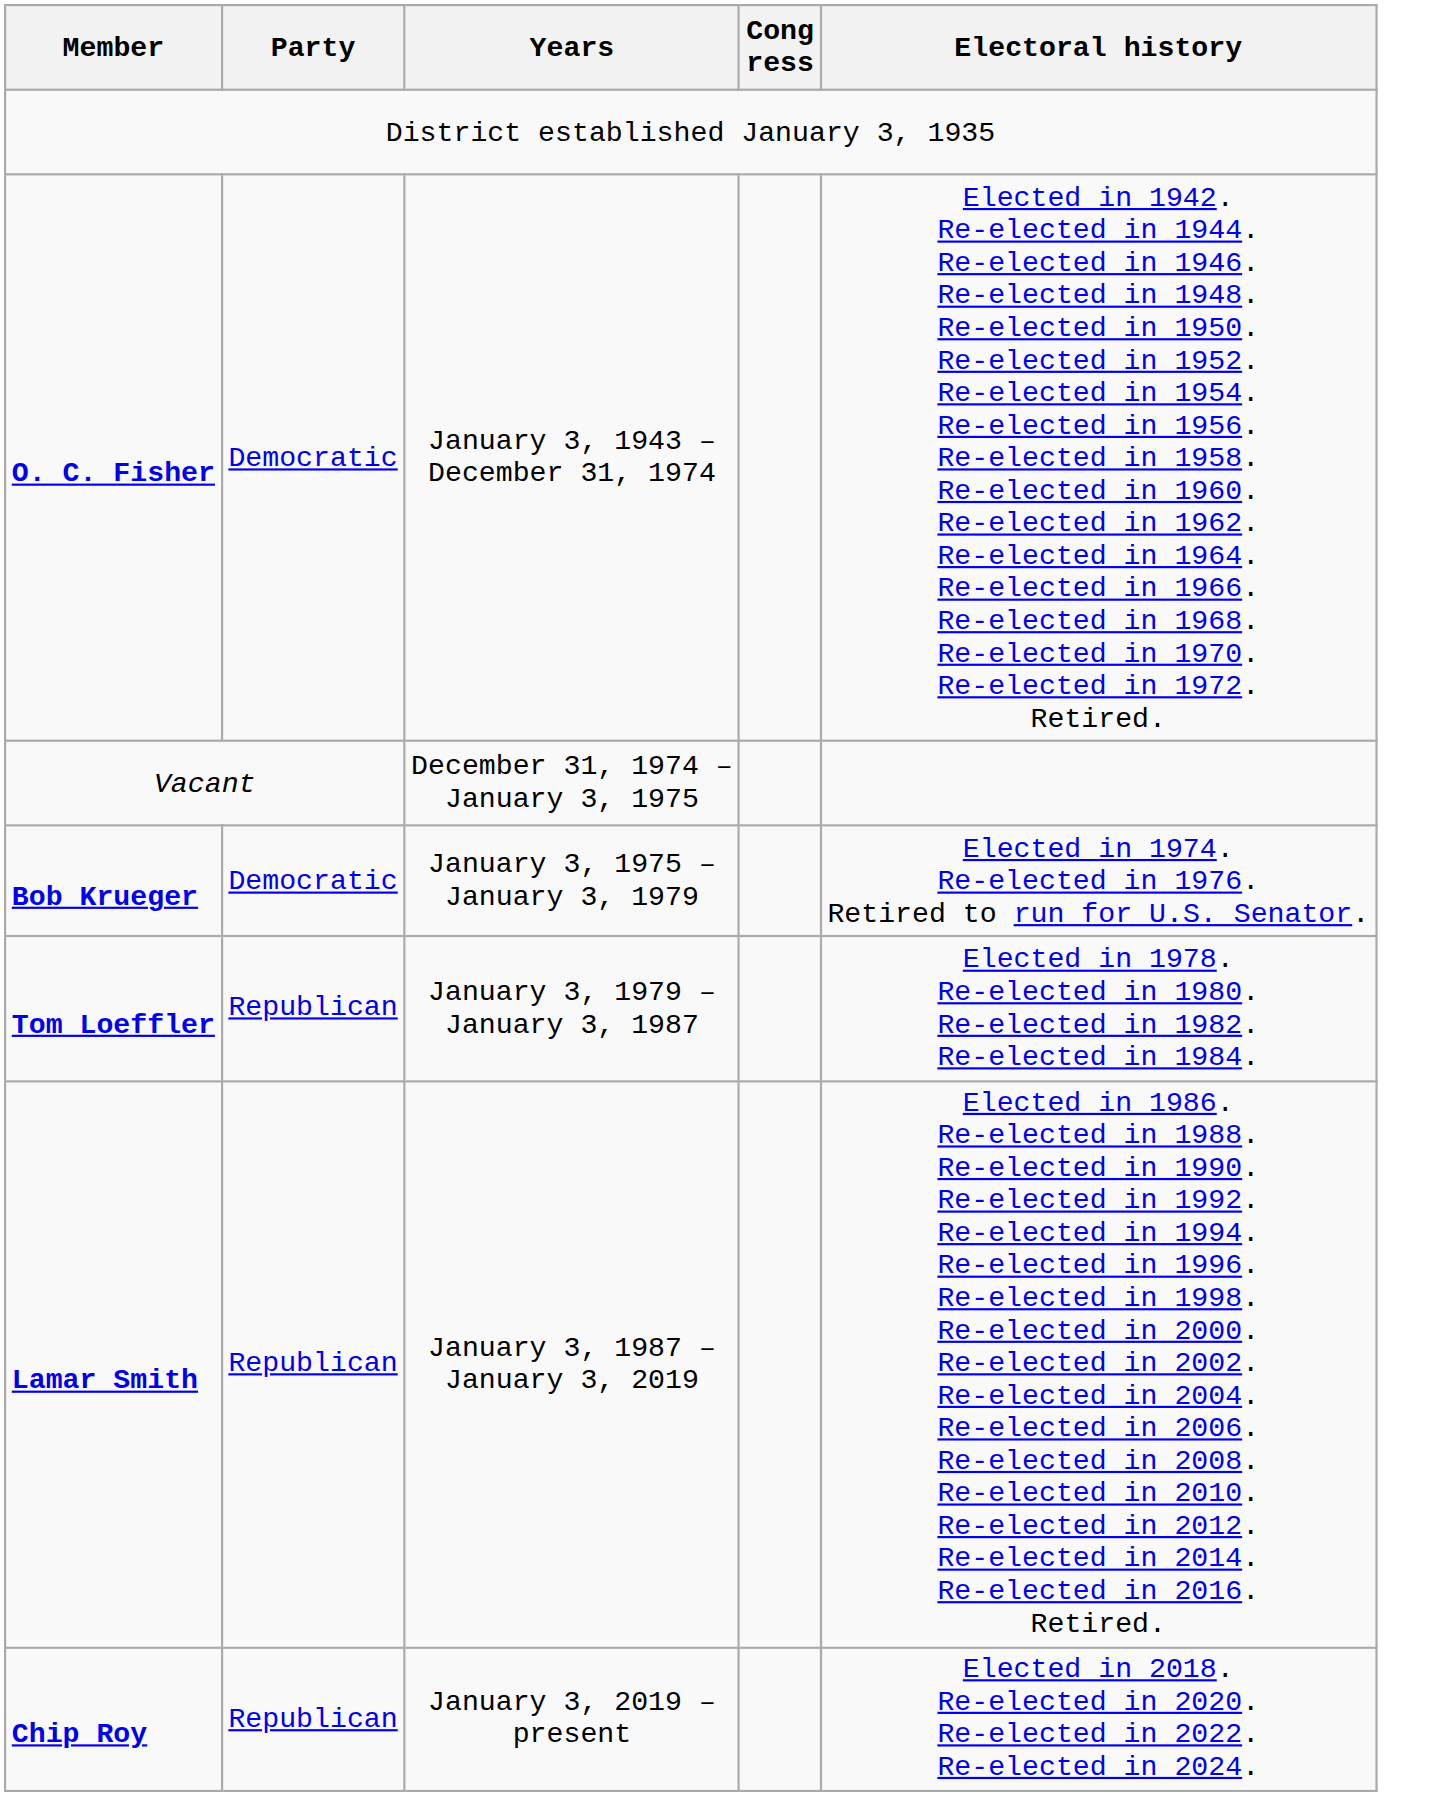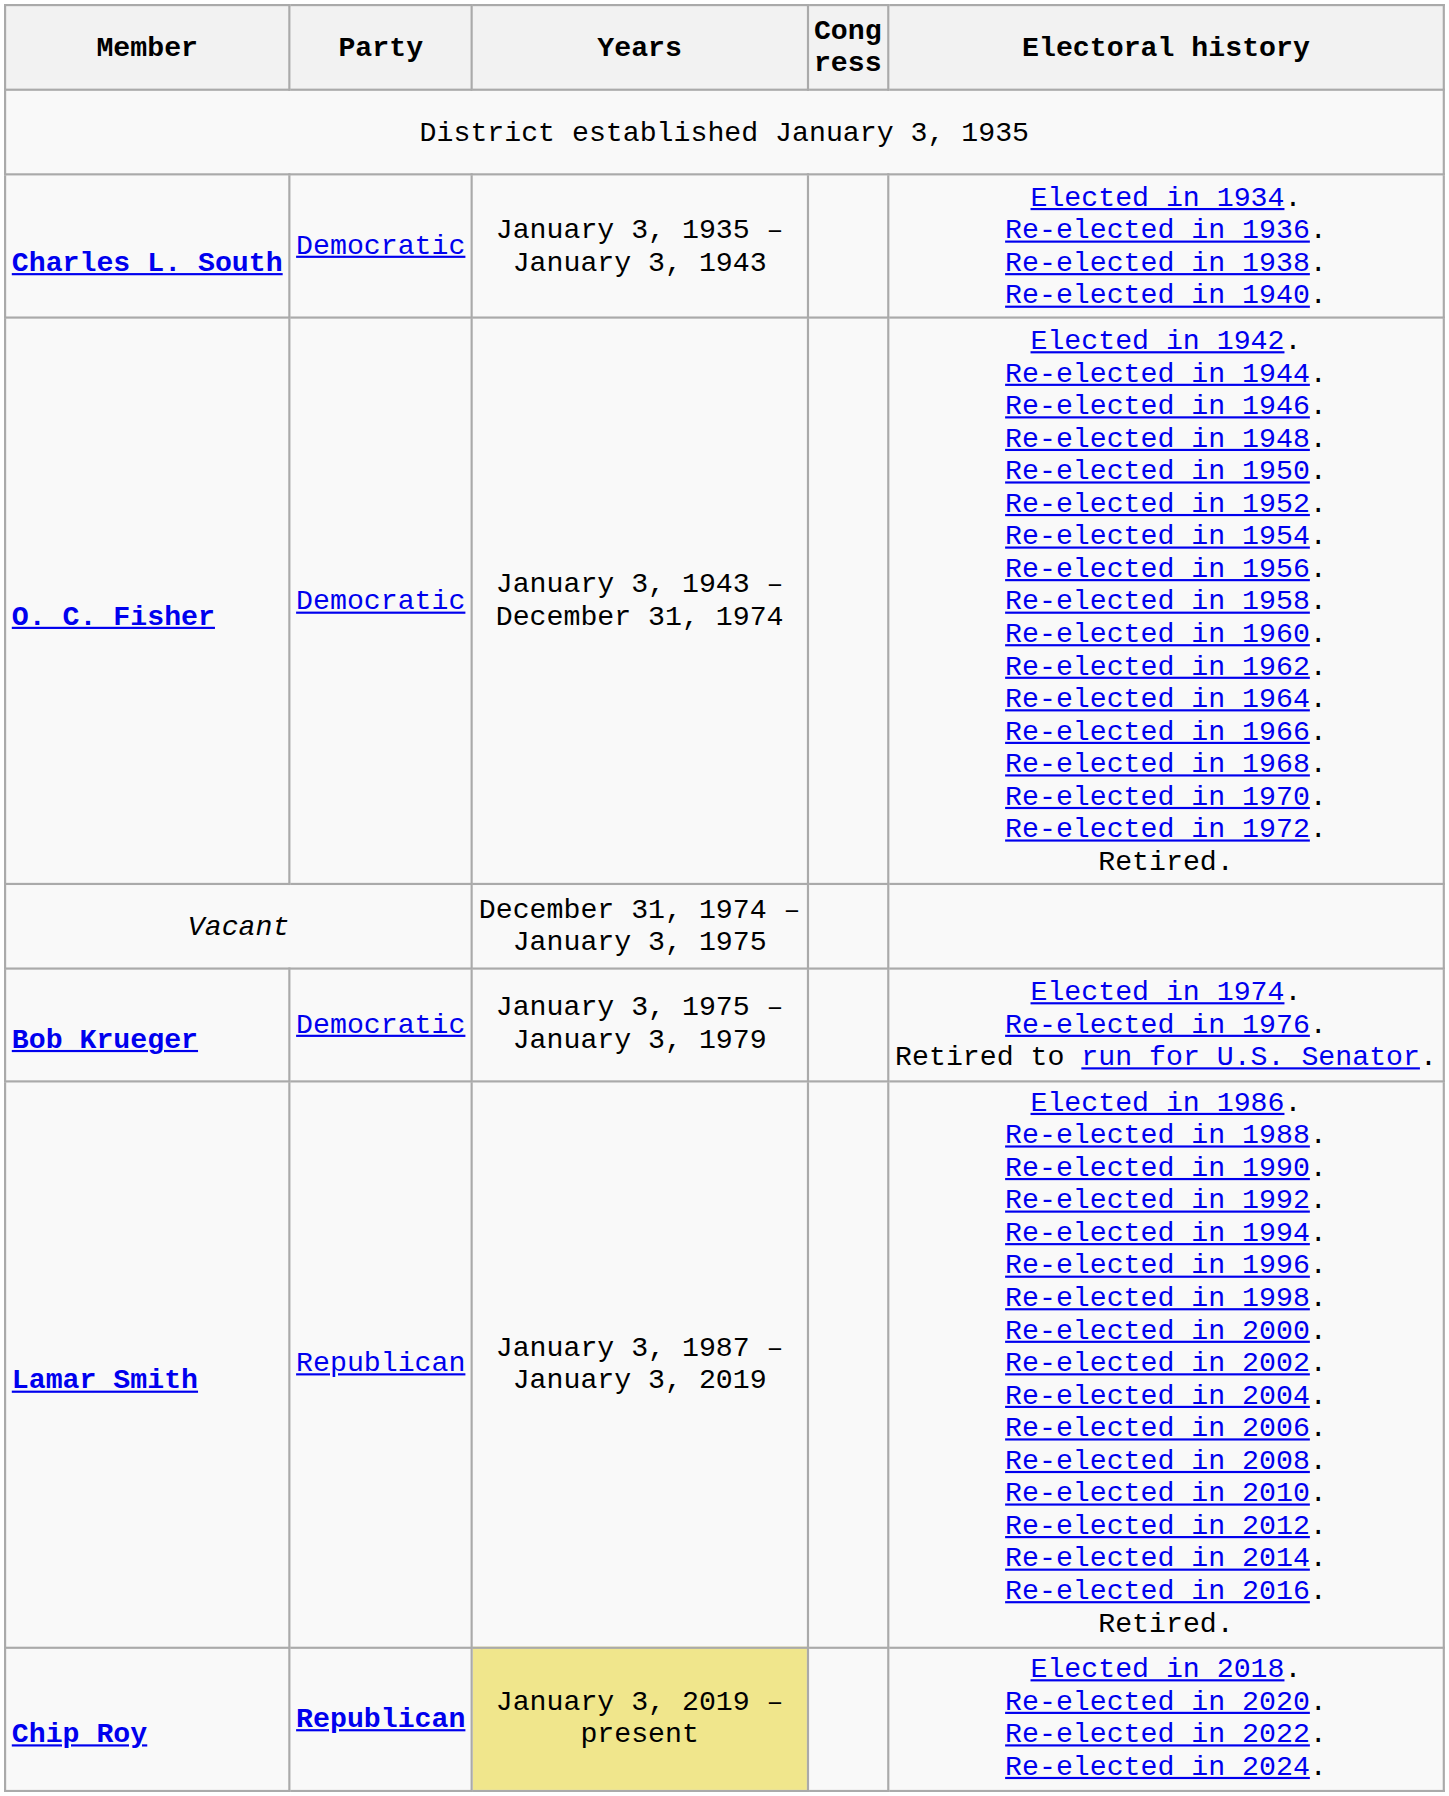+ row: (147, 262)
- row: (113, 1025)
(313, 1719) normal -> (381, 1719) bold
(572, 1719) no background -> (640, 1719) khaki background
